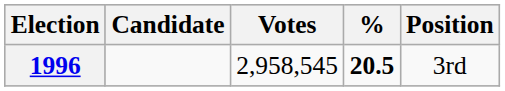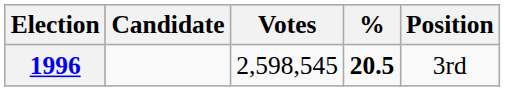(287, 65) 2,958,545 -> (287, 65) 2,598,545
